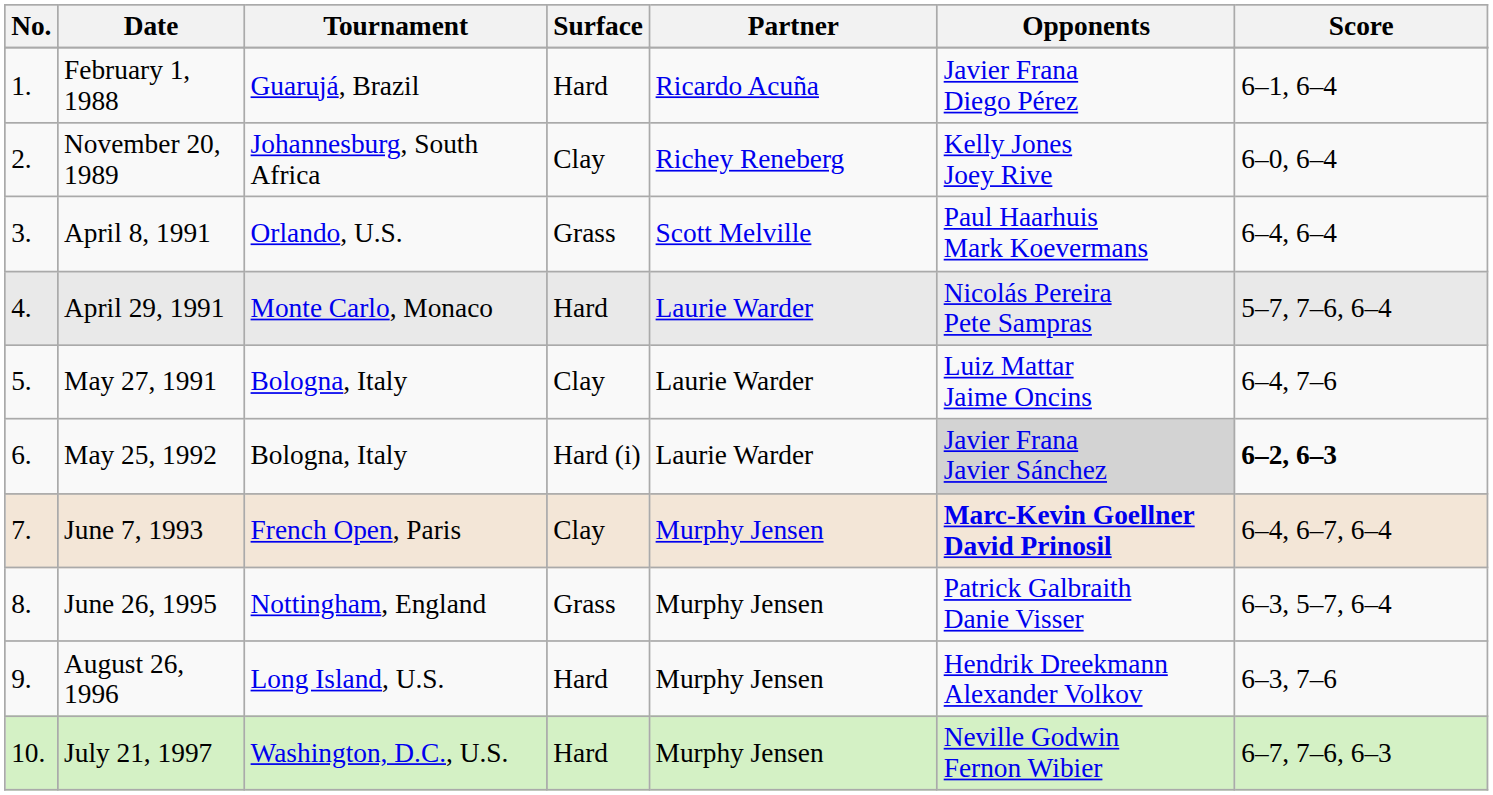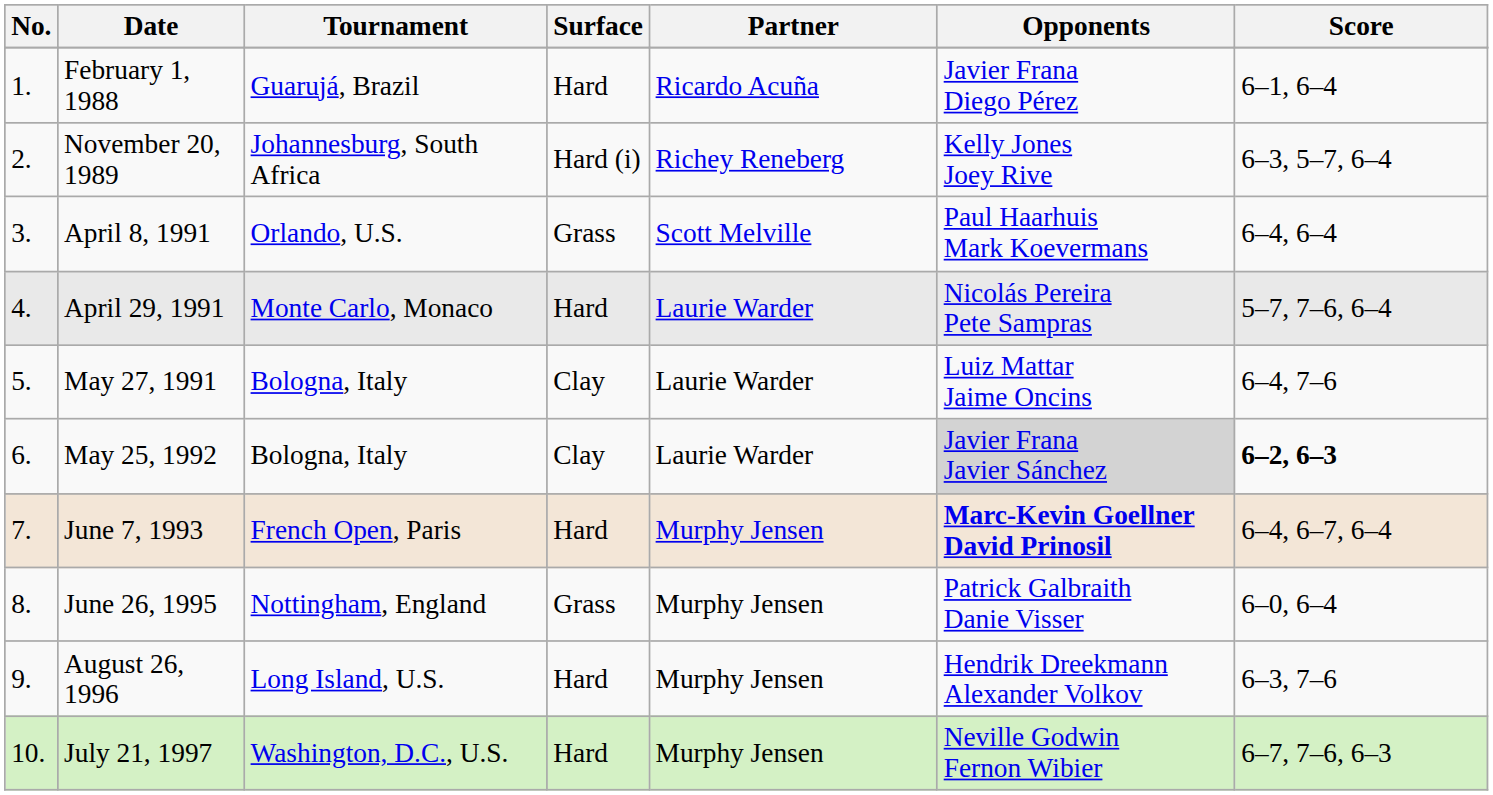(579, 159) Clay -> (597, 159) Hard (i)
(1289, 159) 6–0, 6–4 -> (1317, 159) 6–3, 5–7, 6–4
(597, 455) Hard (i) -> (579, 455) Clay
(579, 530) Clay -> (581, 530) Hard
(1317, 604) 6–3, 5–7, 6–4 -> (1289, 604) 6–0, 6–4
